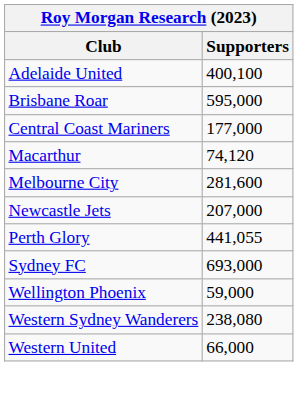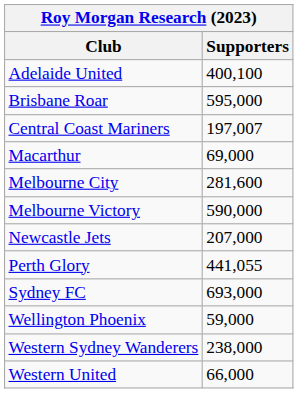(234, 127) 177,000 -> (234, 127) 197,007
(230, 155) 74,120 -> (230, 155) 69,000
+ row: (74, 210)
(234, 319) 238,080 -> (234, 347) 238,000
